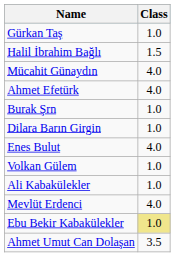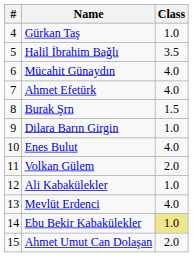+ column: (13, 14)
(154, 52) 1.5 -> (172, 52) 3.5
(154, 109) 1.0 -> (172, 109) 1.5
(154, 166) 1.0 -> (172, 166) 2.0
(154, 242) 3.5 -> (172, 242) 2.0
